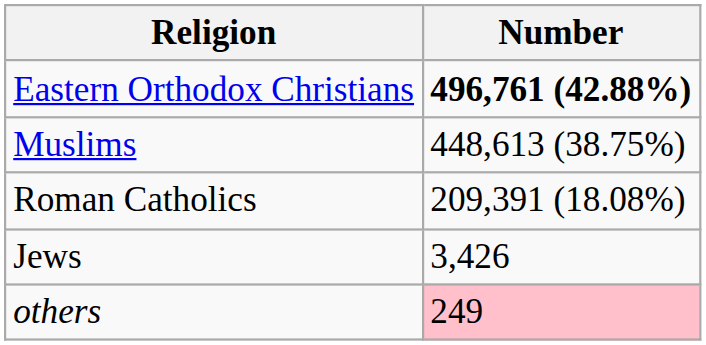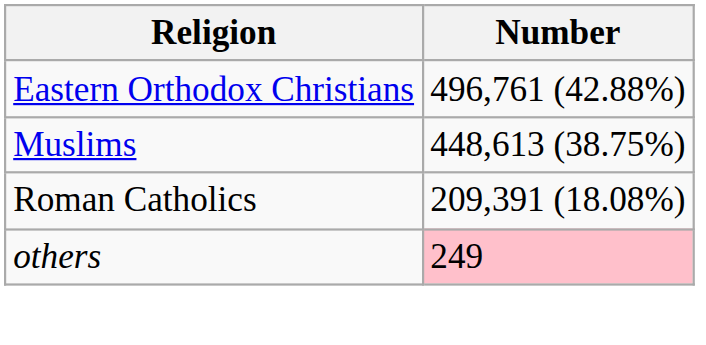(561, 88) bold -> (558, 88) normal
- row: (47, 255)
